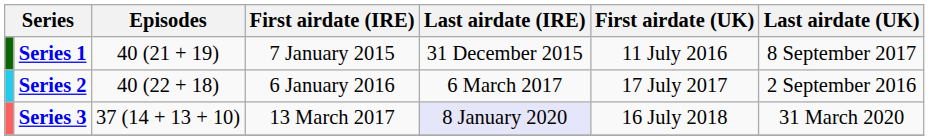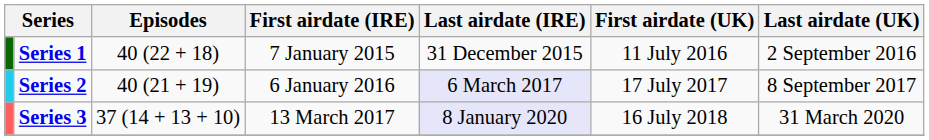(168, 53) 40 (21 + 19) -> (168, 53) 40 (22 + 18)
(842, 53) 8 September 2017 -> (842, 53) 2 September 2016
(168, 85) 40 (22 + 18) -> (168, 85) 40 (21 + 19)
(505, 85) no background -> (505, 85) lavender background
(842, 85) 2 September 2016 -> (842, 85) 8 September 2017
